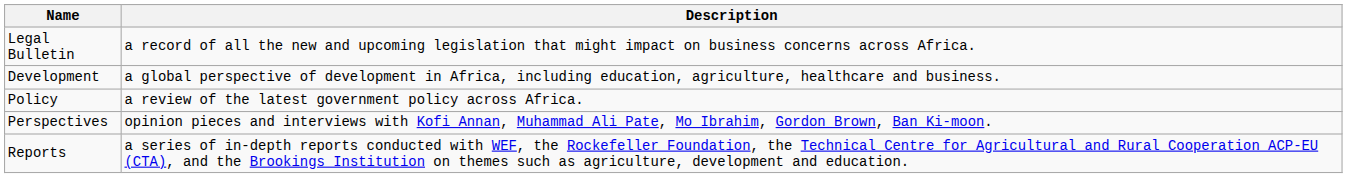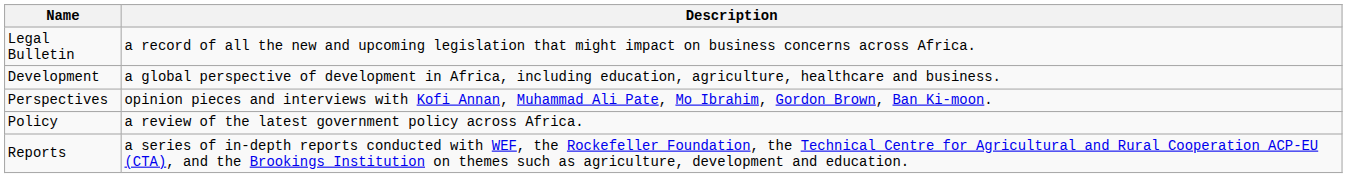rows swapped: (33, 100) <-> (58, 123)
